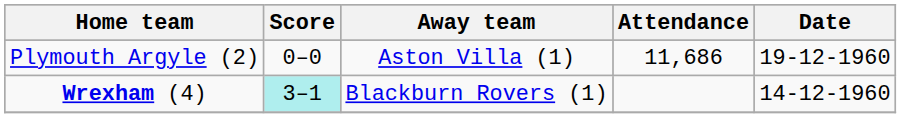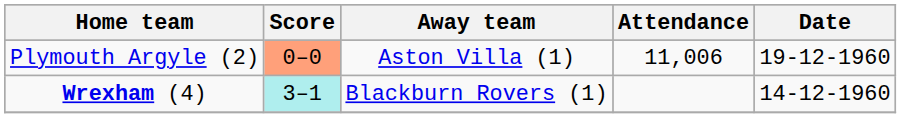(302, 58) no background -> (302, 58) lightsalmon background
(684, 58) 11,686 -> (684, 58) 11,006
